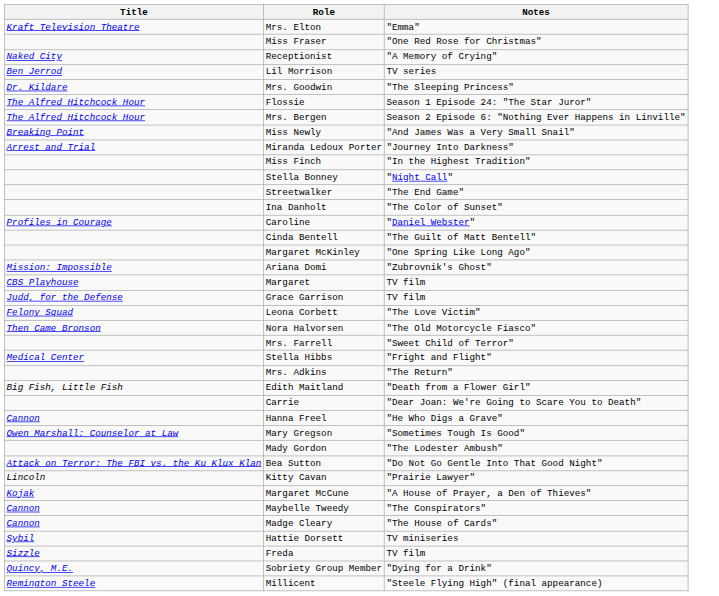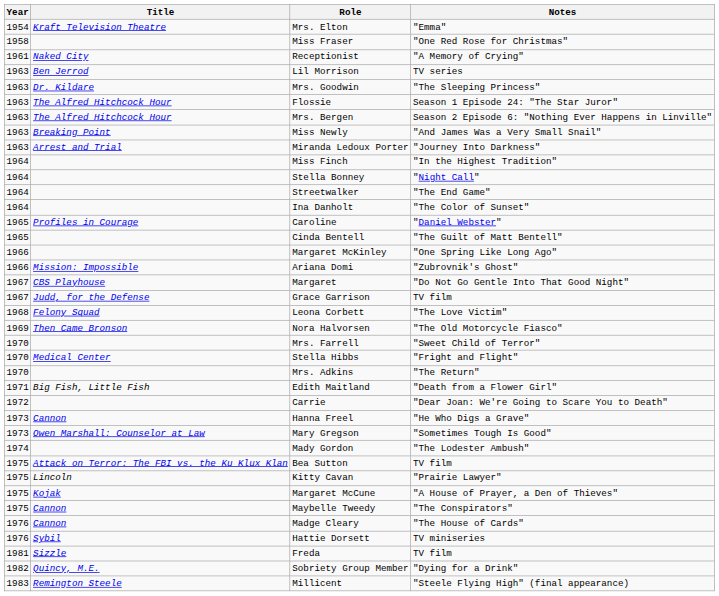+ column: (18, 12)
(406, 283) TV film -> (521, 283) "Do Not Go Gentle Into That Good Night"
(494, 463) "Do Not Go Gentle Into That Good Night" -> (432, 463) TV film
